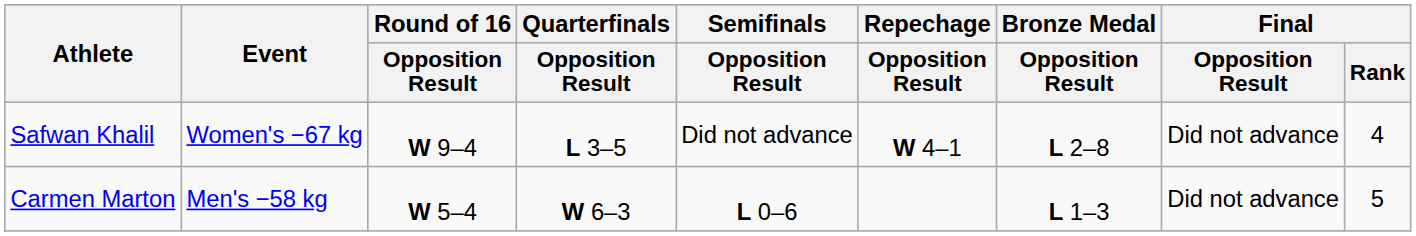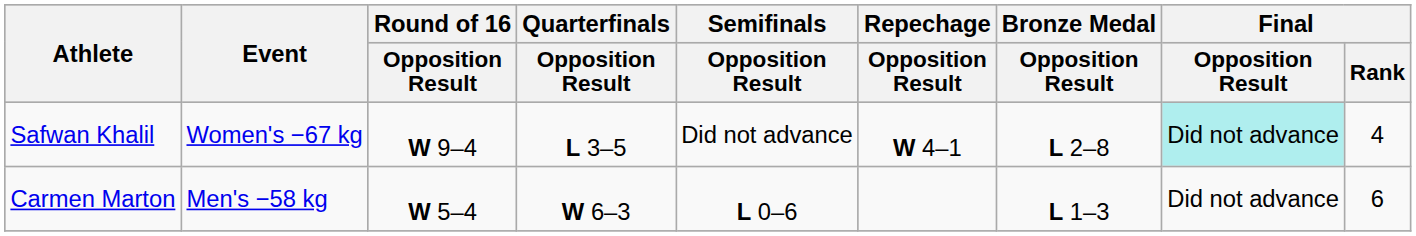(1253, 135) no background -> (1253, 135) paleturquoise background
(1377, 199) 5 -> (1377, 199) 6
